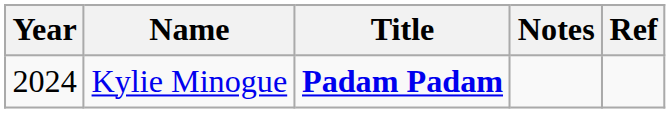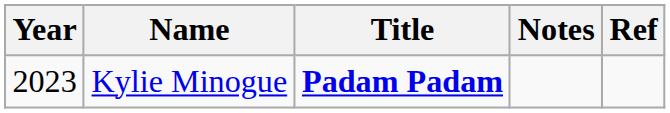(45, 81) 2024 -> (45, 81) 2023
